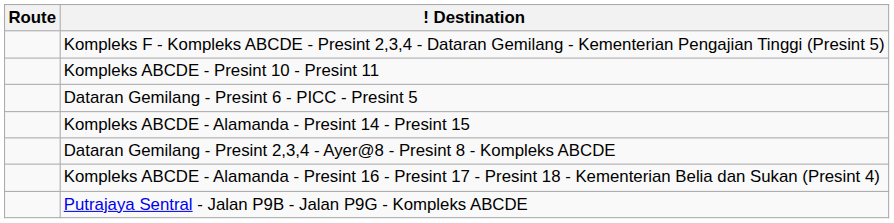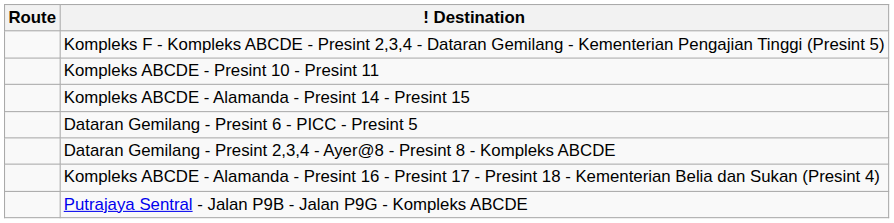rows swapped: (267, 124) <-> (241, 97)
